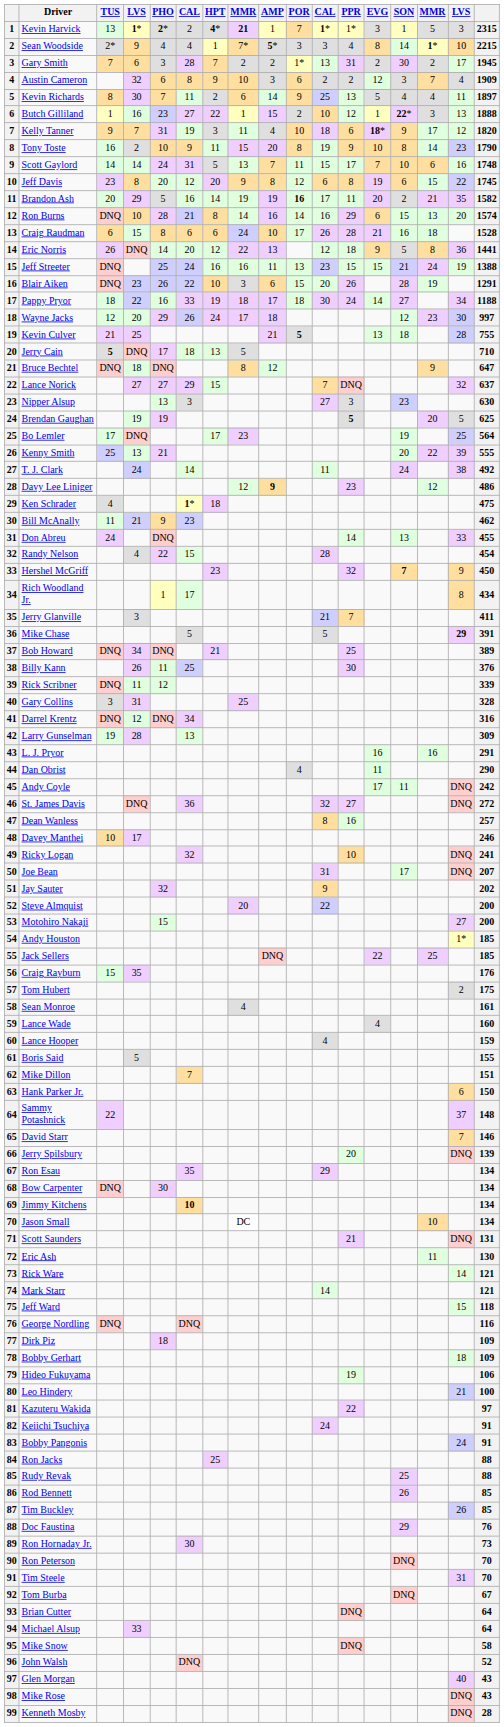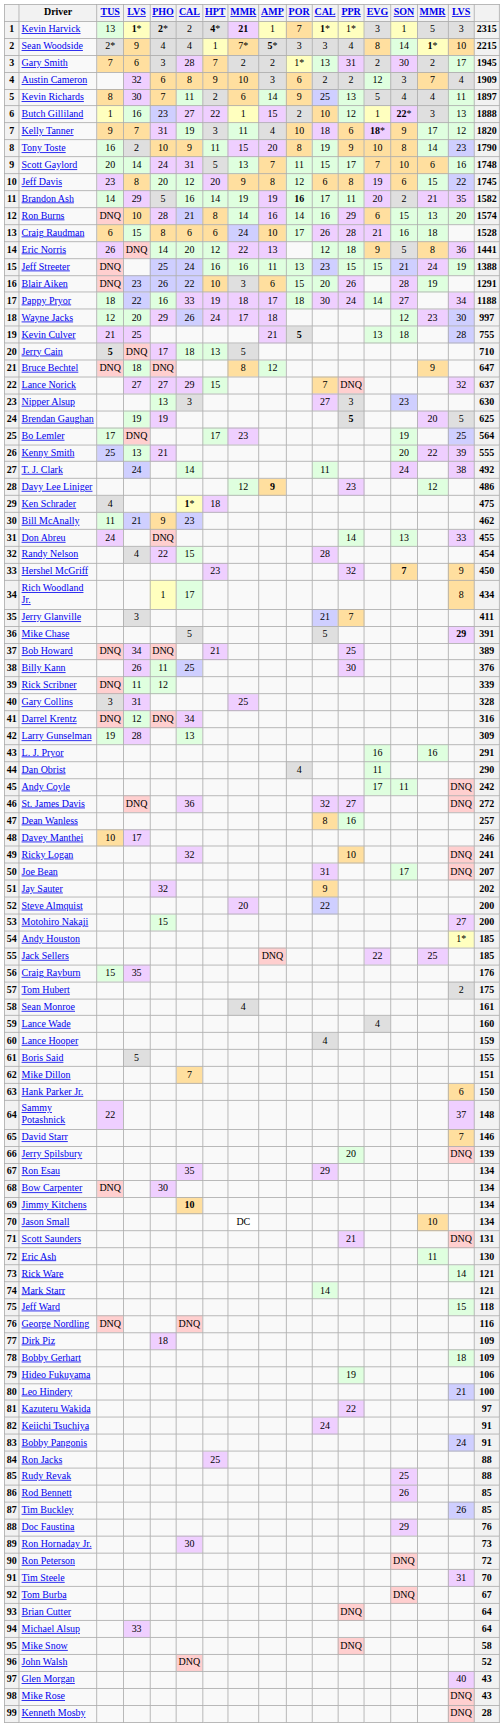(110, 165) 14 -> (110, 165) 20
(110, 199) 20 -> (110, 199) 14
(487, 1561) 70 -> (487, 1561) 72
